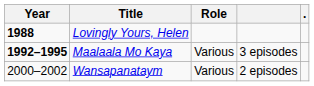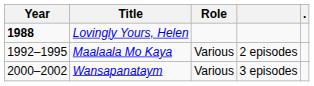(37, 52) bold -> (37, 52) normal
(268, 52) 3 episodes -> (268, 52) 2 episodes
(268, 71) 2 episodes -> (268, 71) 3 episodes
